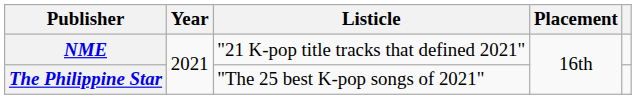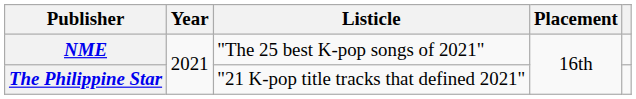(371, 49) "21 K-pop title tracks that defined 2021" -> (351, 49) "The 25 best K-pop songs of 2021"
(351, 79) "The 25 best K-pop songs of 2021" -> (371, 79) "21 K-pop title tracks that defined 2021"
